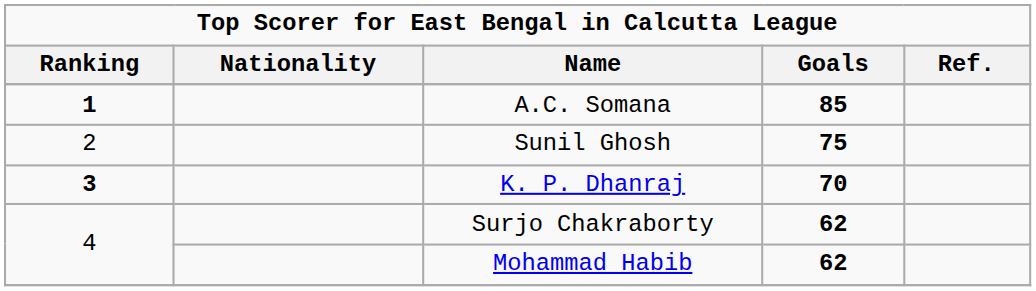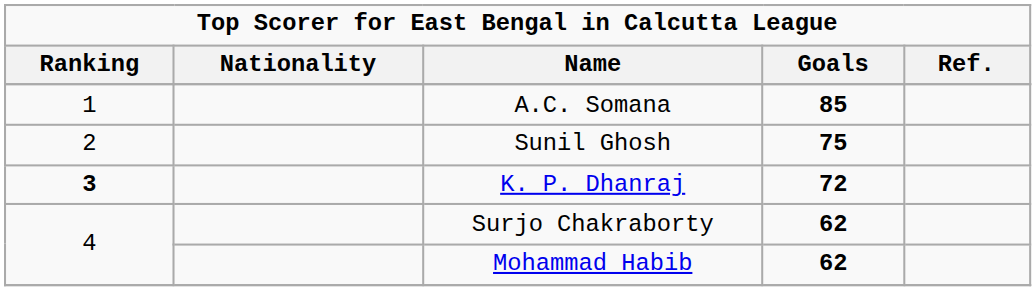(89, 104) bold -> (89, 104) normal
(833, 184) 70 -> (833, 184) 72
